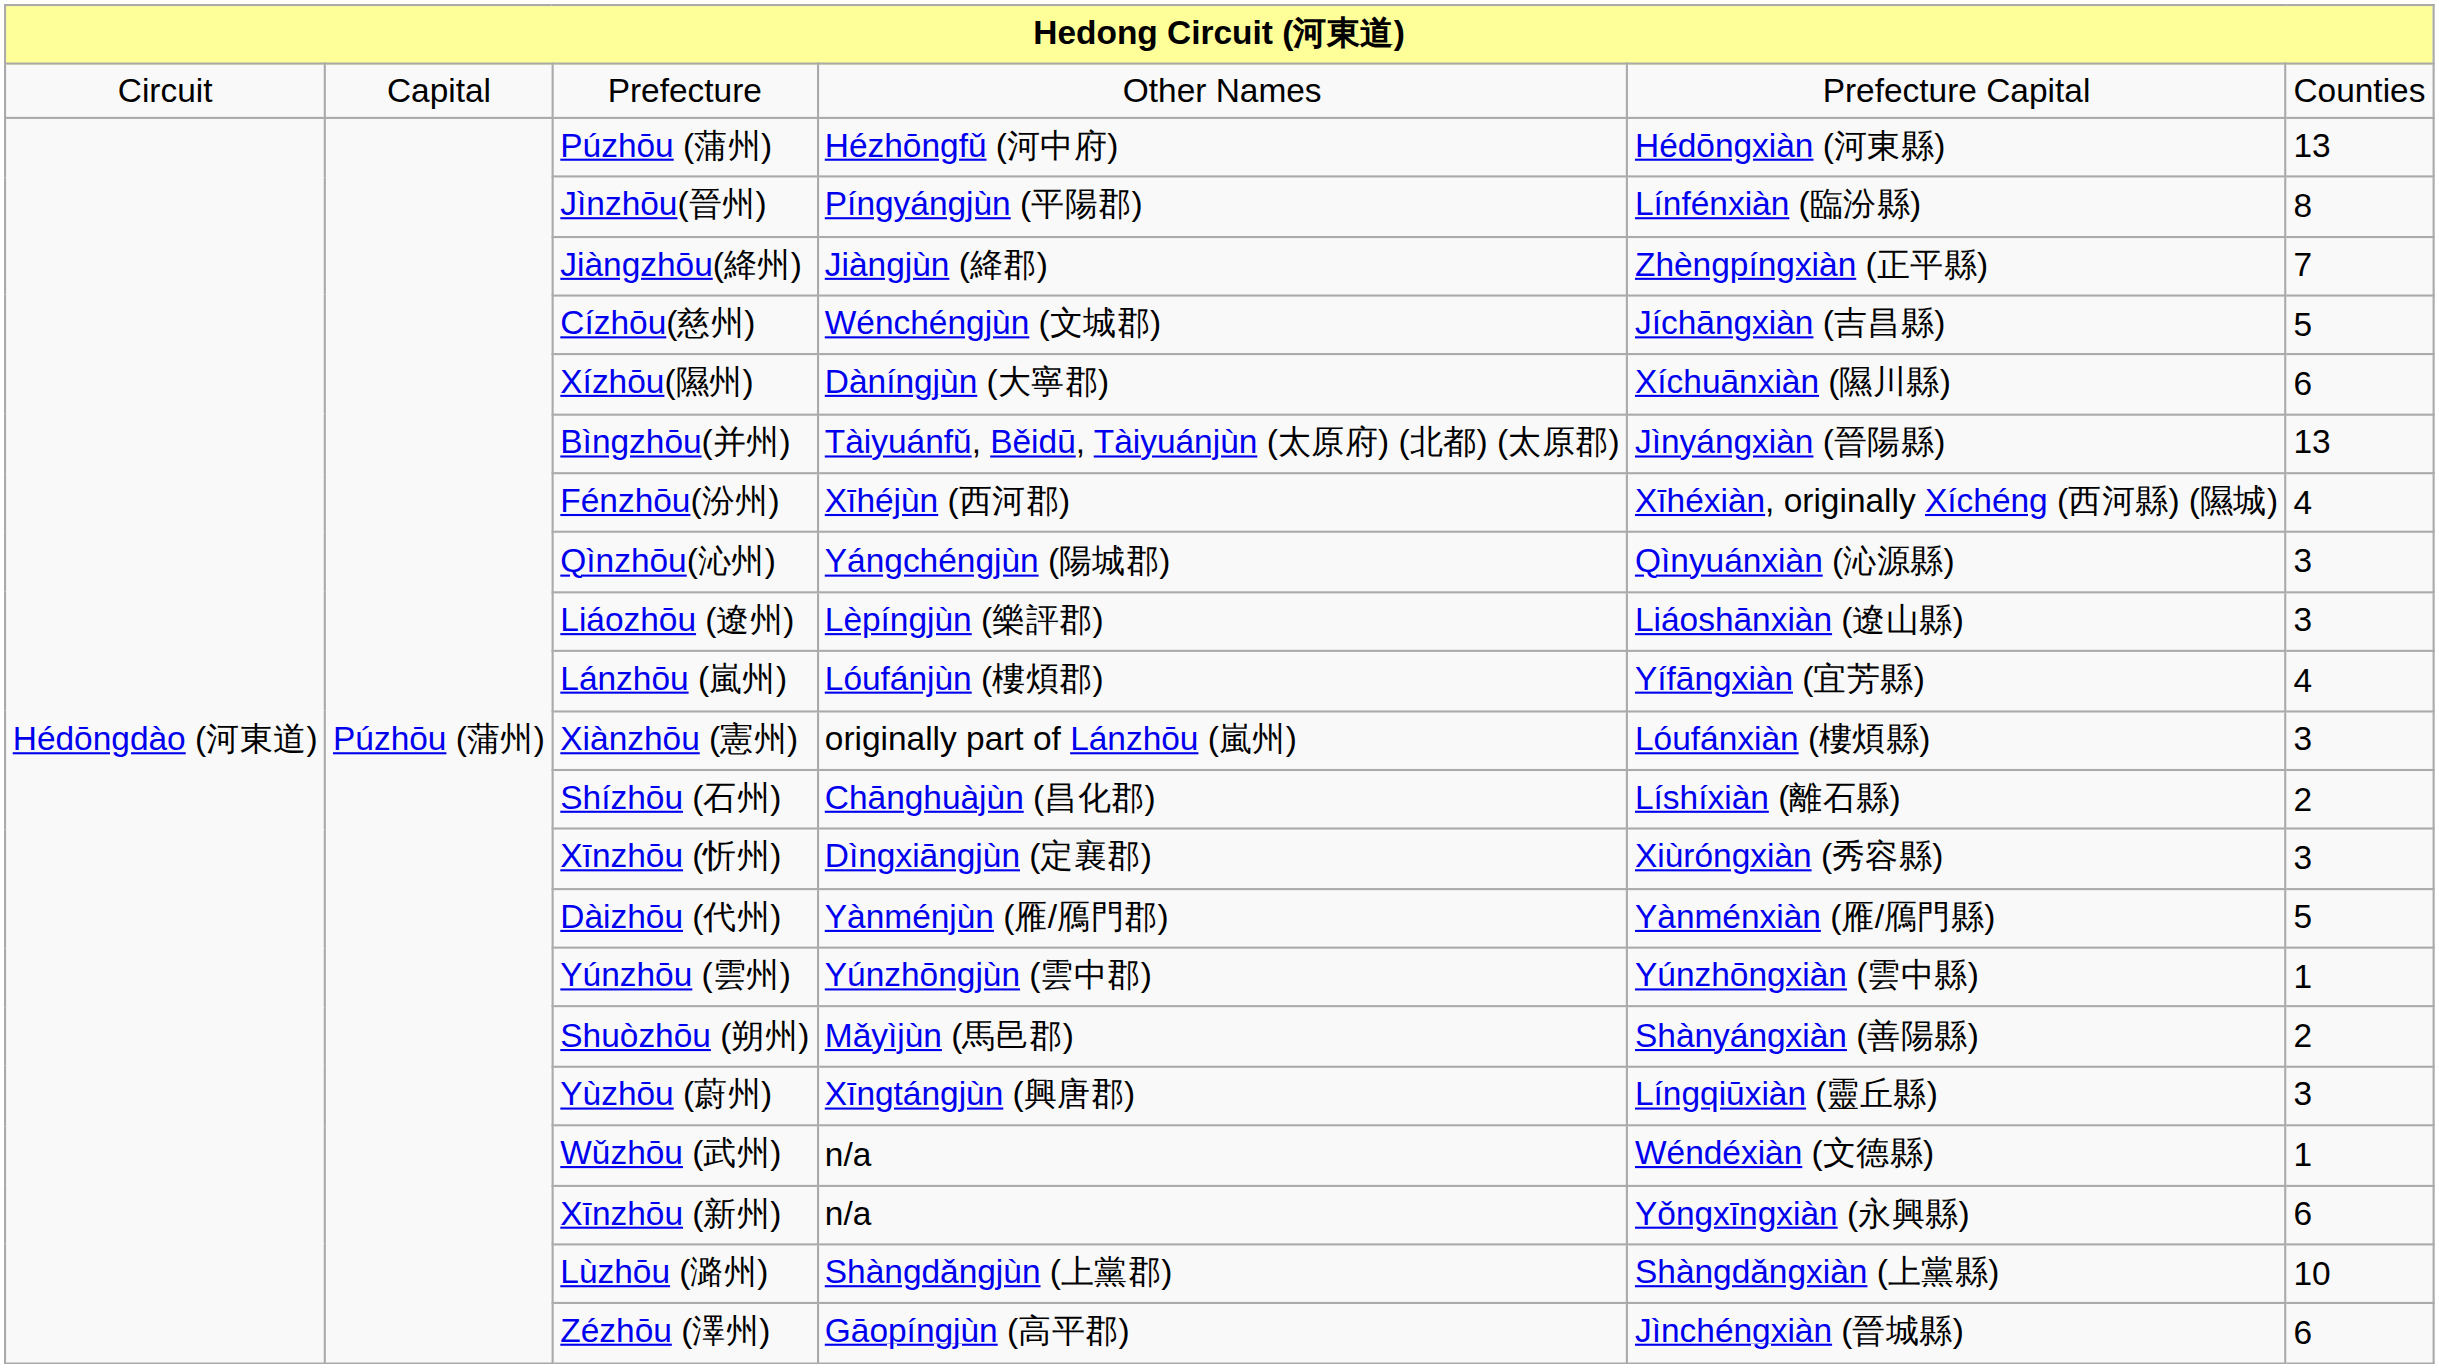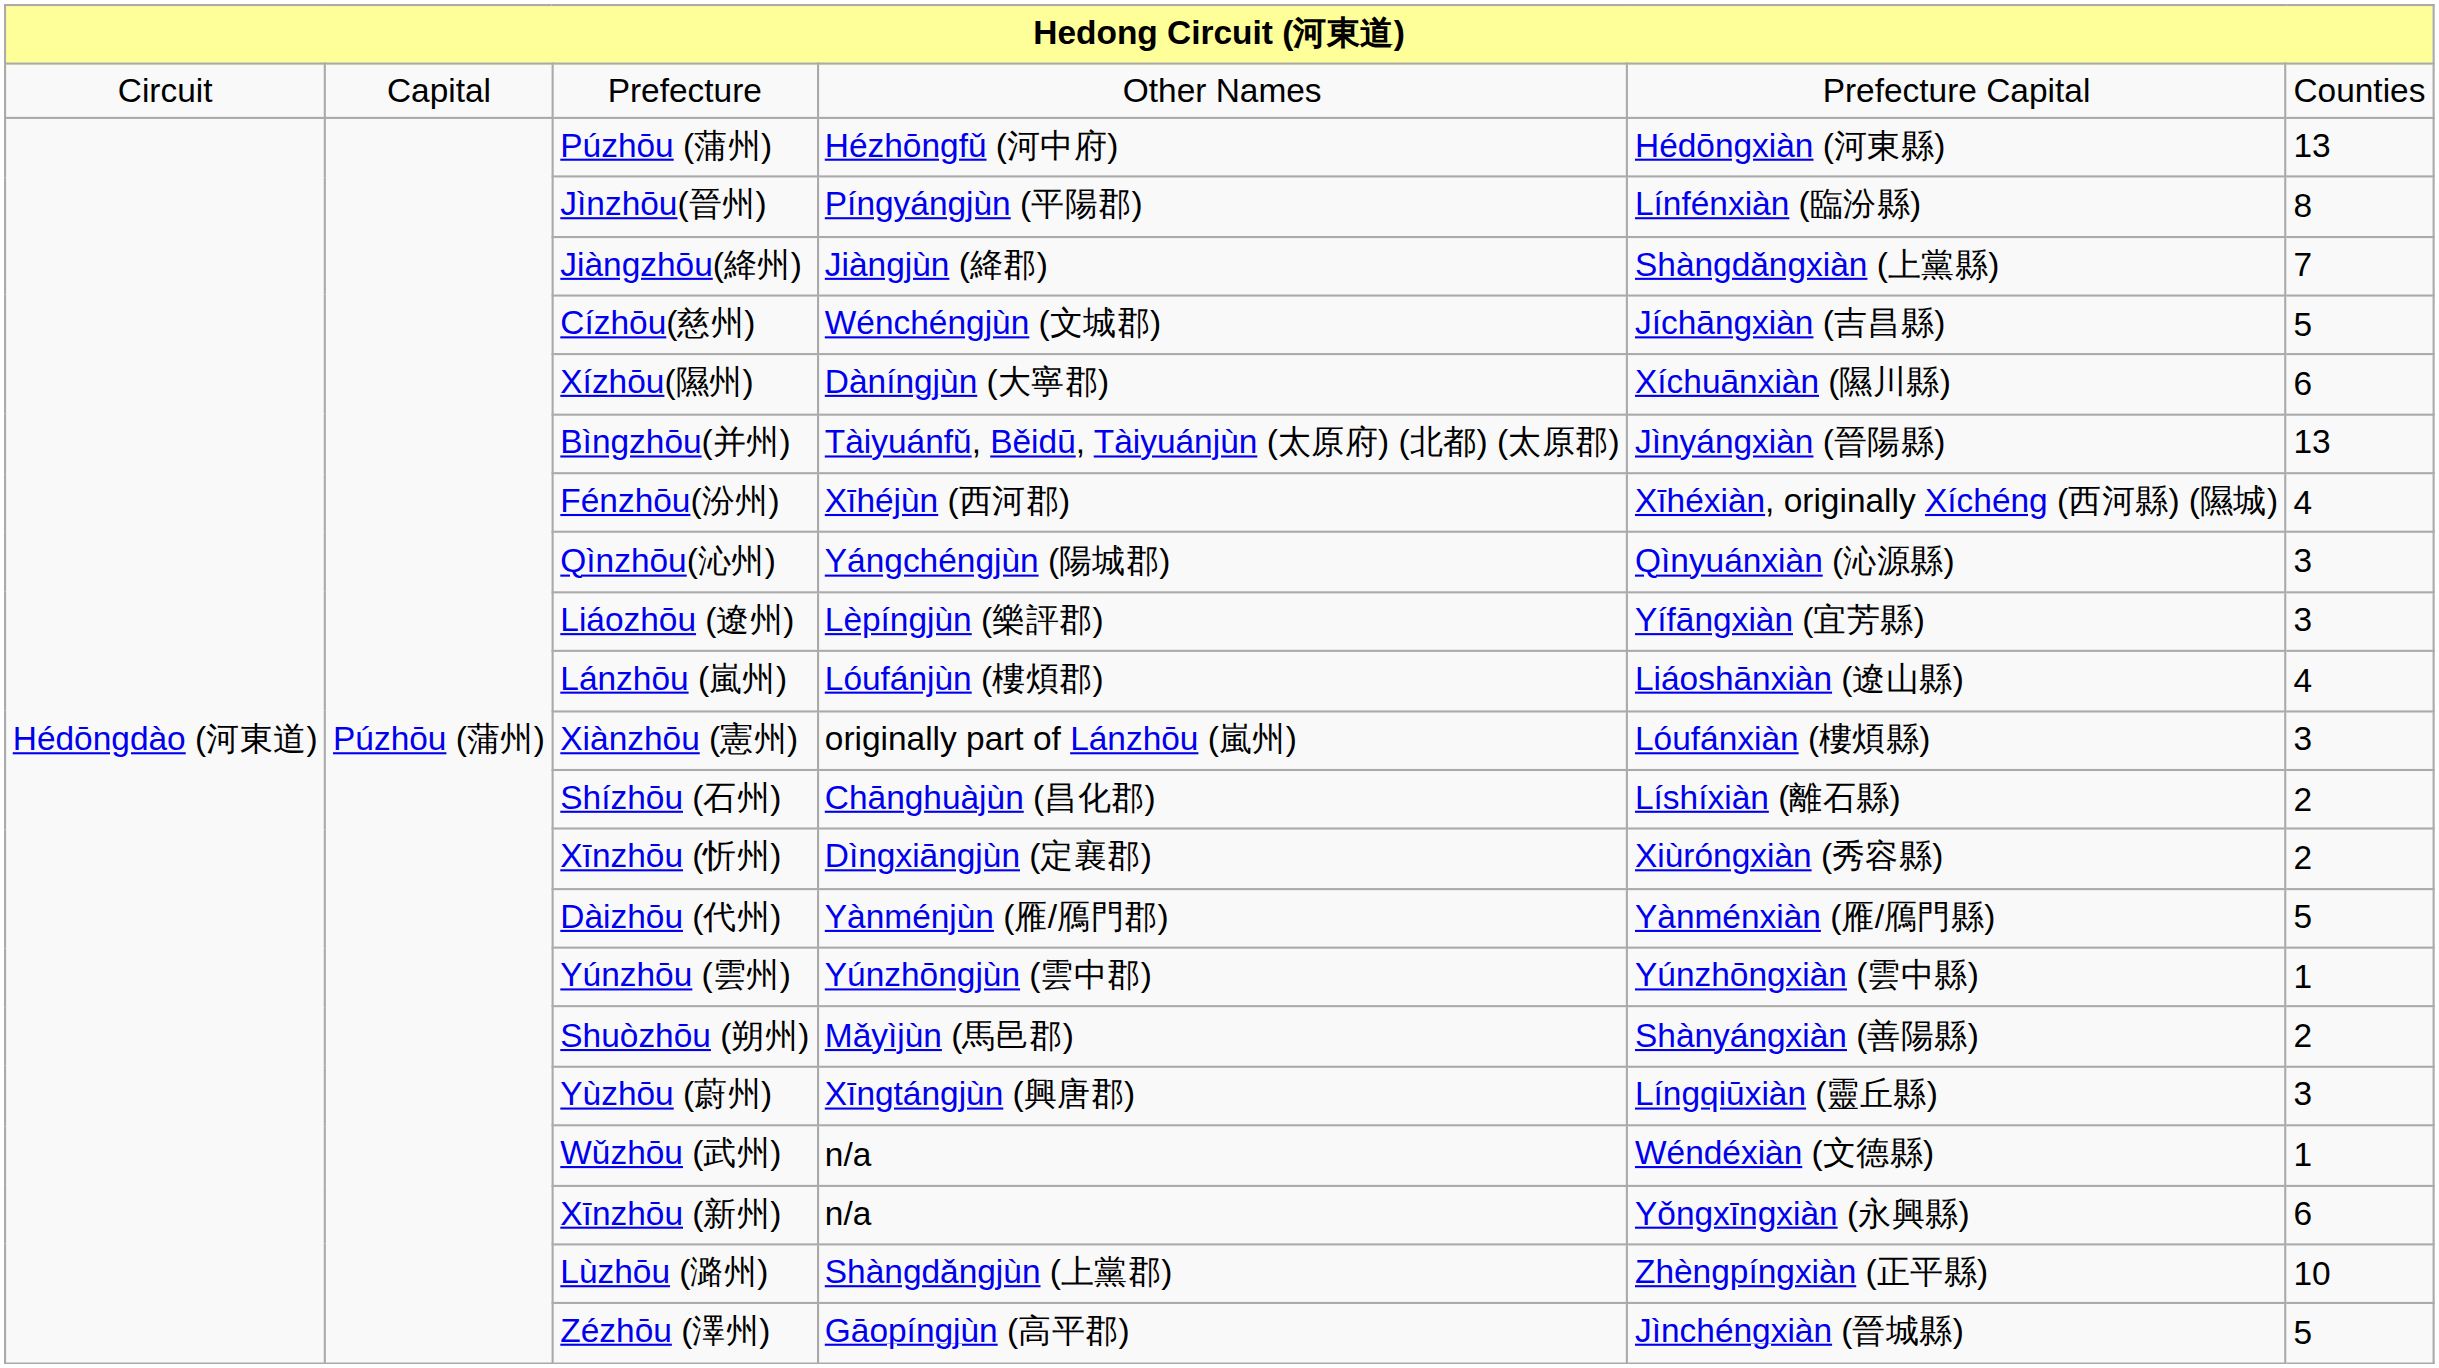(1812, 264) Zhèngpíngxiàn (正平縣) -> (1817, 264) Shàngdǎngxiàn (上黨縣)
(1799, 619) Liáoshānxiàn (遼山縣) -> (1780, 619) Yífāngxiàn (宜芳縣)
(1780, 679) Yífāngxiàn (宜芳縣) -> (1799, 679) Liáoshānxiàn (遼山縣)
(2303, 858) 3 -> (2303, 858) 2
(1817, 1272) Shàngdǎngxiàn (上黨縣) -> (1812, 1272) Zhèngpíngxiàn (正平縣)
(2303, 1332) 6 -> (2303, 1332) 5
